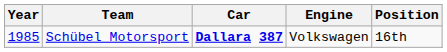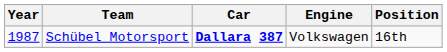(24, 37) 1985 -> (24, 37) 1987
